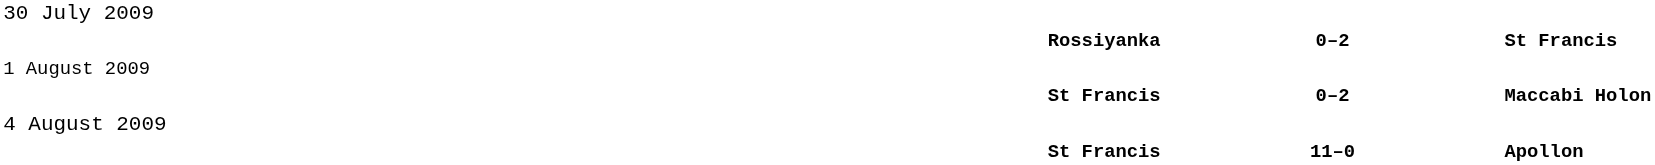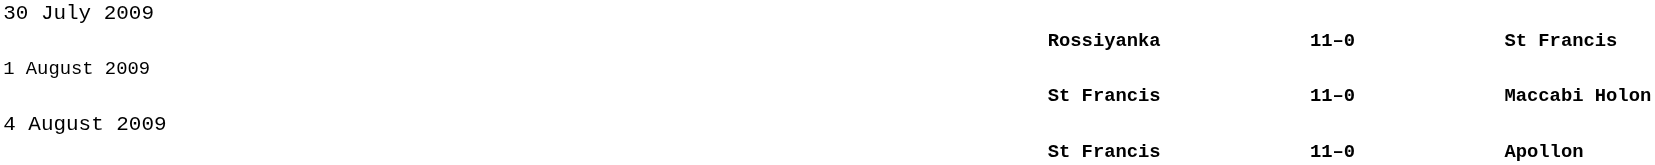(1333, 41) 0–2 -> (1333, 41) 11–0
(1333, 96) 0–2 -> (1333, 96) 11–0
